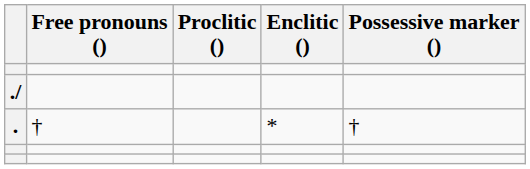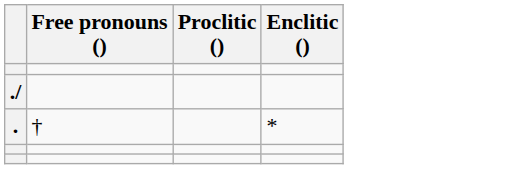- column: (434, 34)
